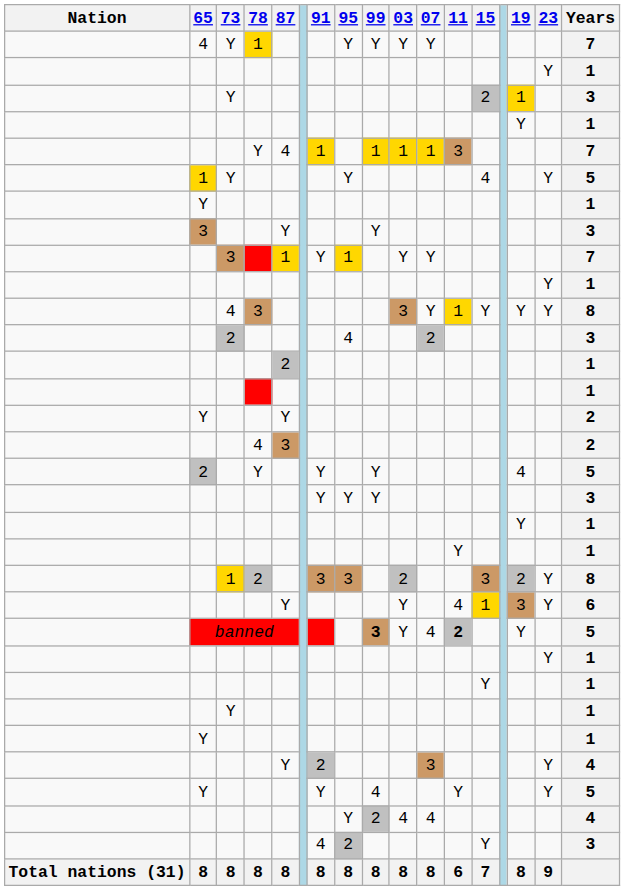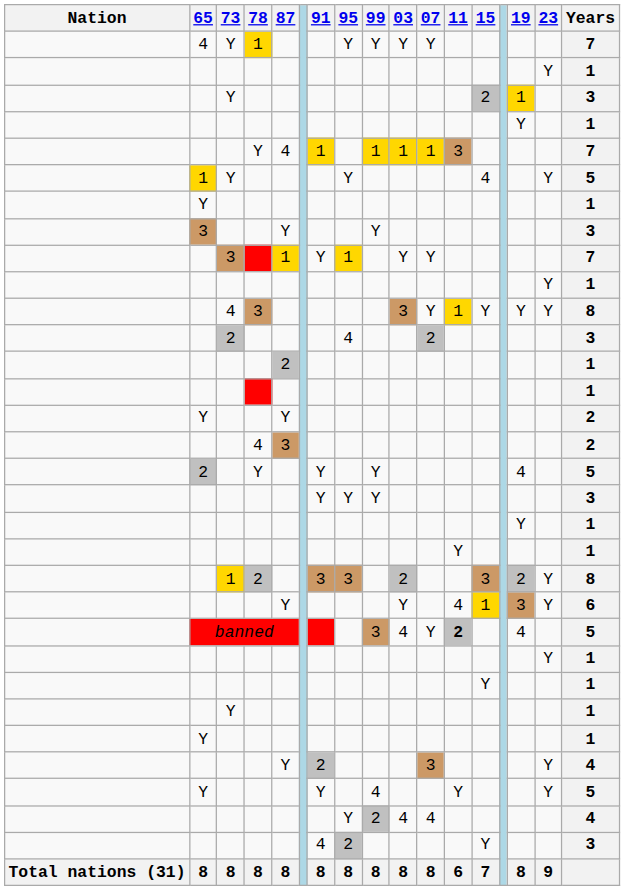(376, 632) bold -> (376, 632) normal
(403, 632) Y -> (403, 632) 4
(431, 632) 4 -> (431, 632) Y
(521, 632) Y -> (521, 632) 4
